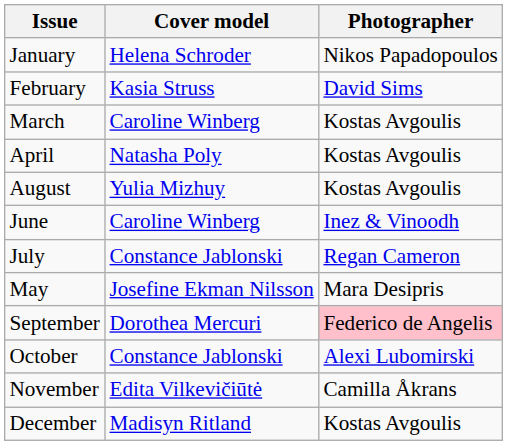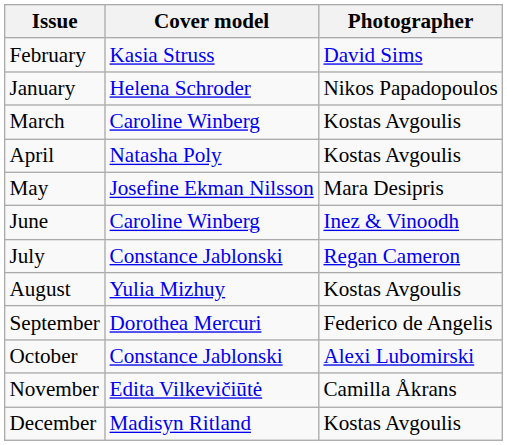rows swapped: (42, 54) <-> (48, 88)
rows swapped: (29, 289) <-> (40, 188)
(408, 322) pink background -> (408, 322) no background
